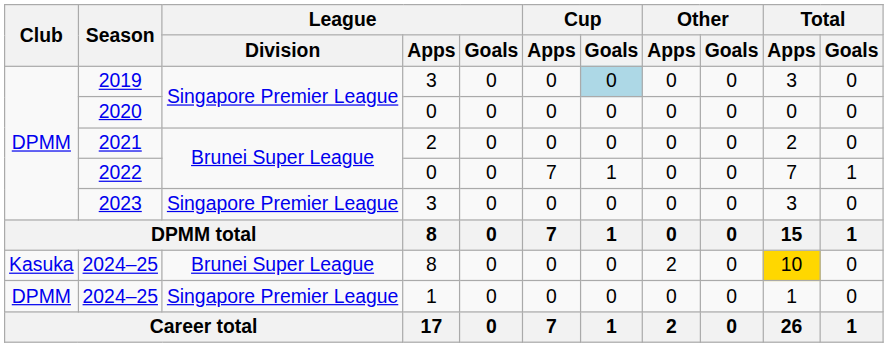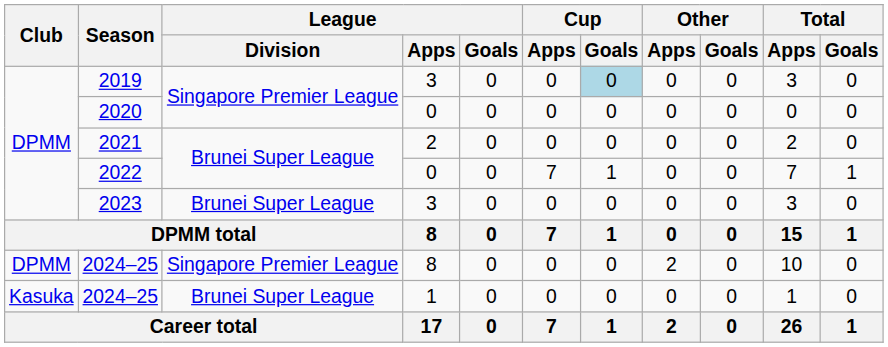(283, 204) Singapore Premier League -> (283, 204) Brunei Super League
(41, 265) Kasuka -> (41, 265) DPMM
(283, 265) Brunei Super League -> (283, 265) Singapore Premier League
(792, 265) gold background -> (792, 265) no background
(41, 296) DPMM -> (41, 296) Kasuka
(283, 296) Singapore Premier League -> (283, 296) Brunei Super League
